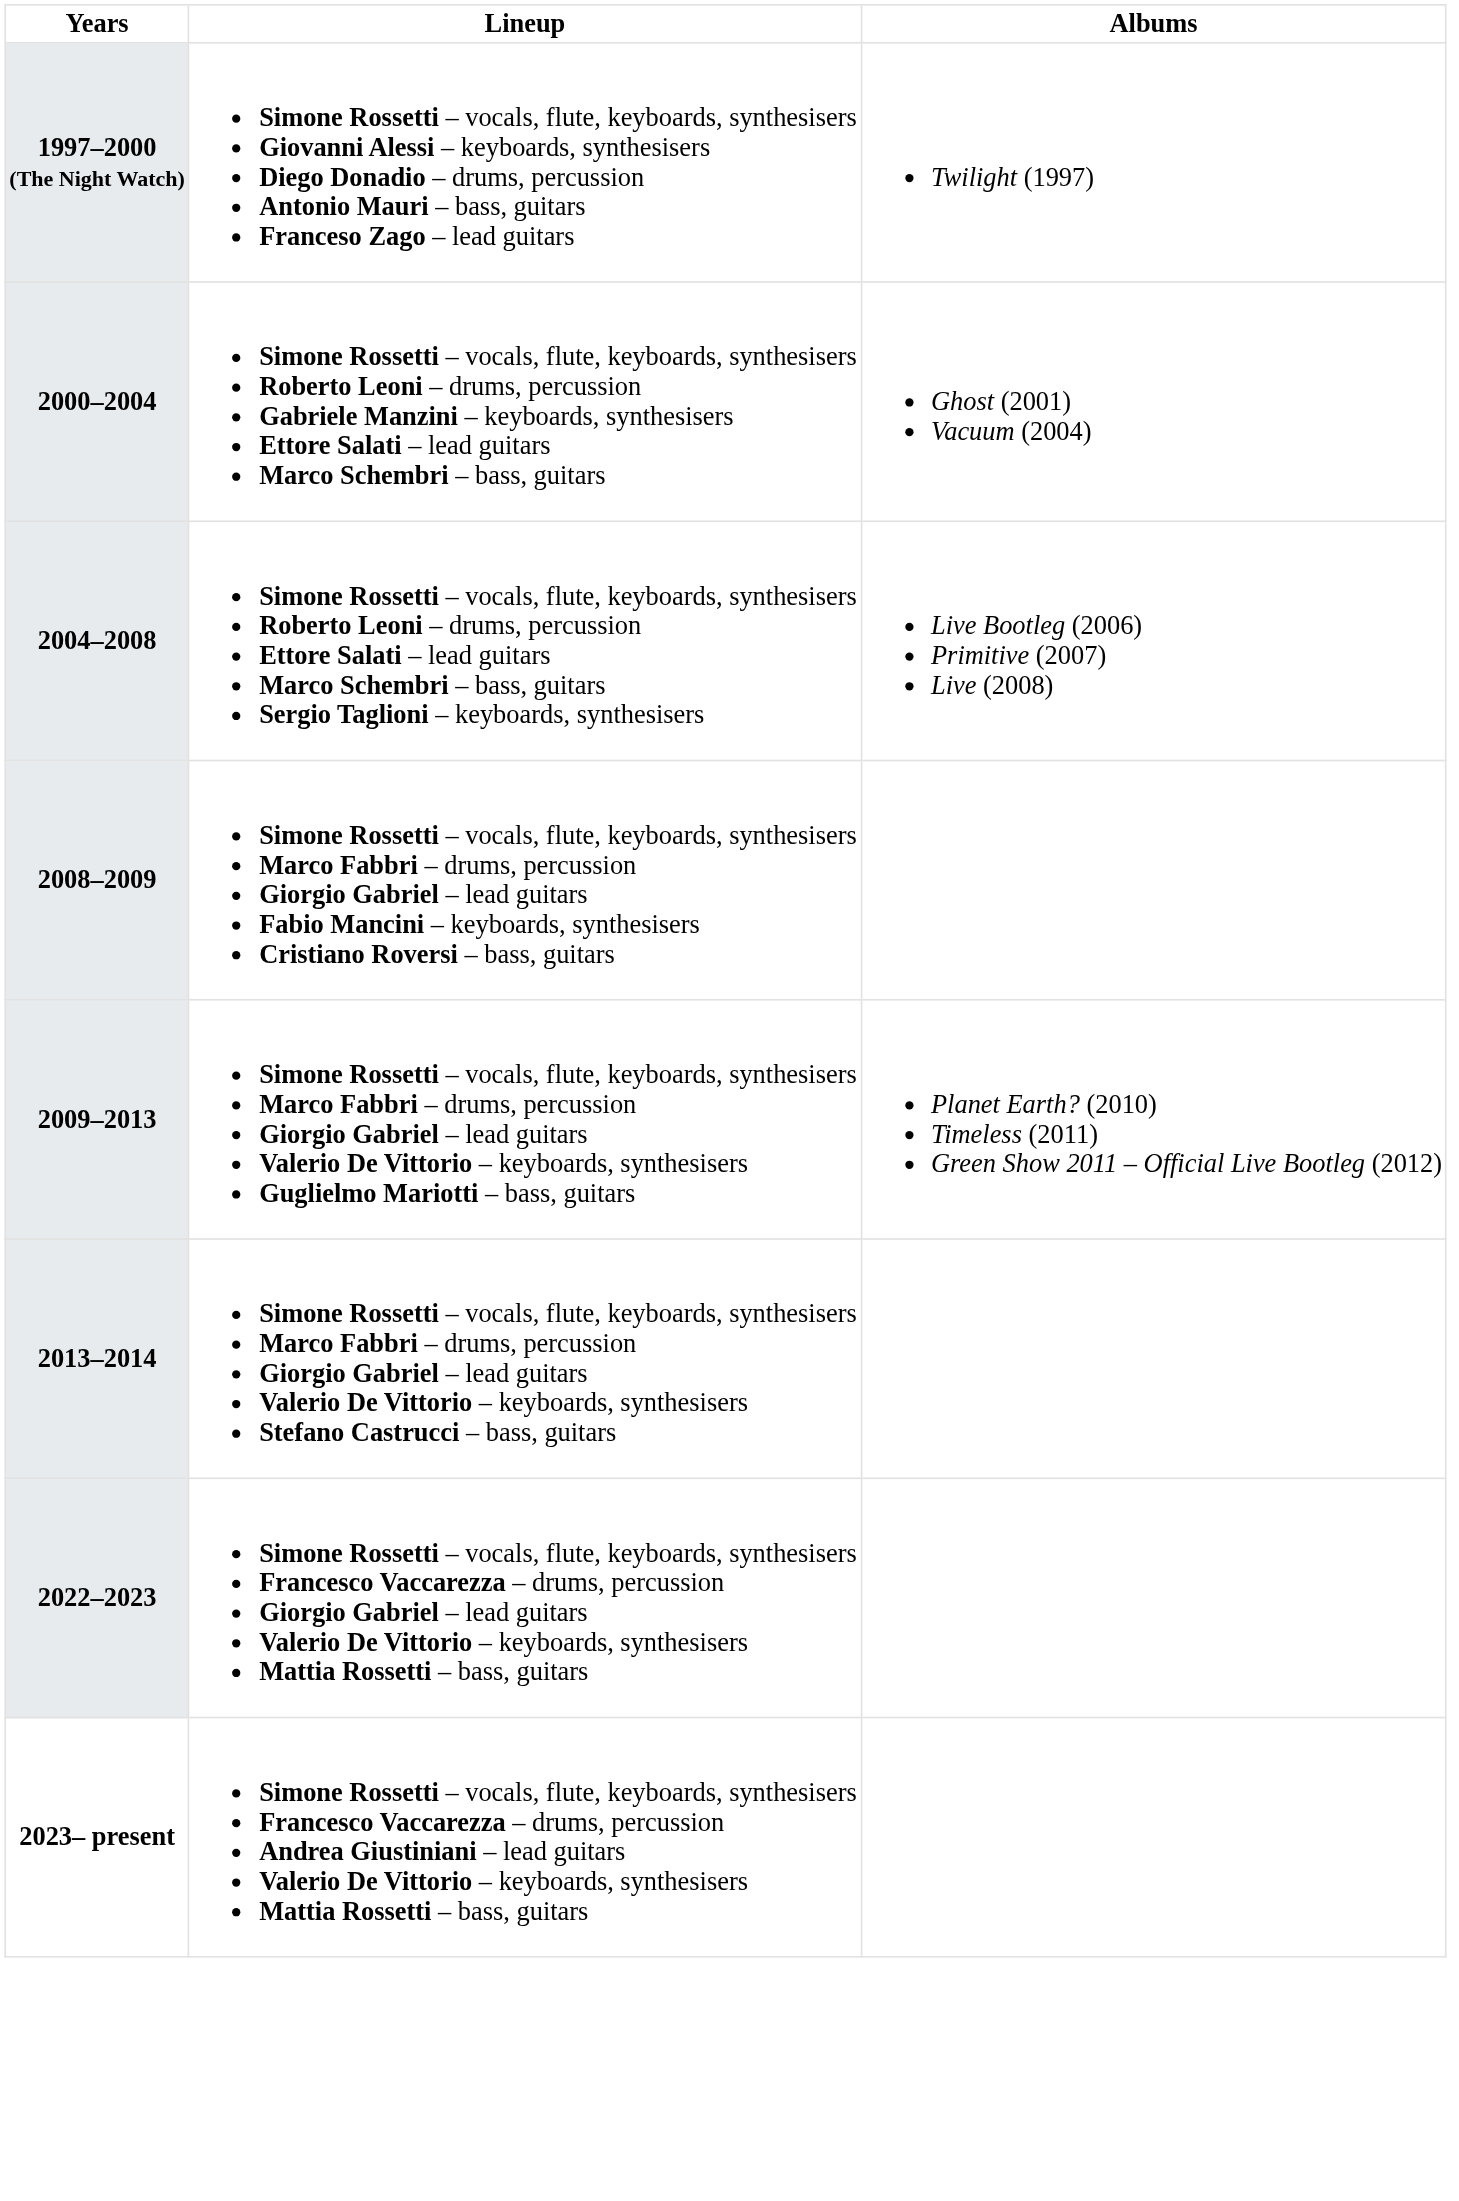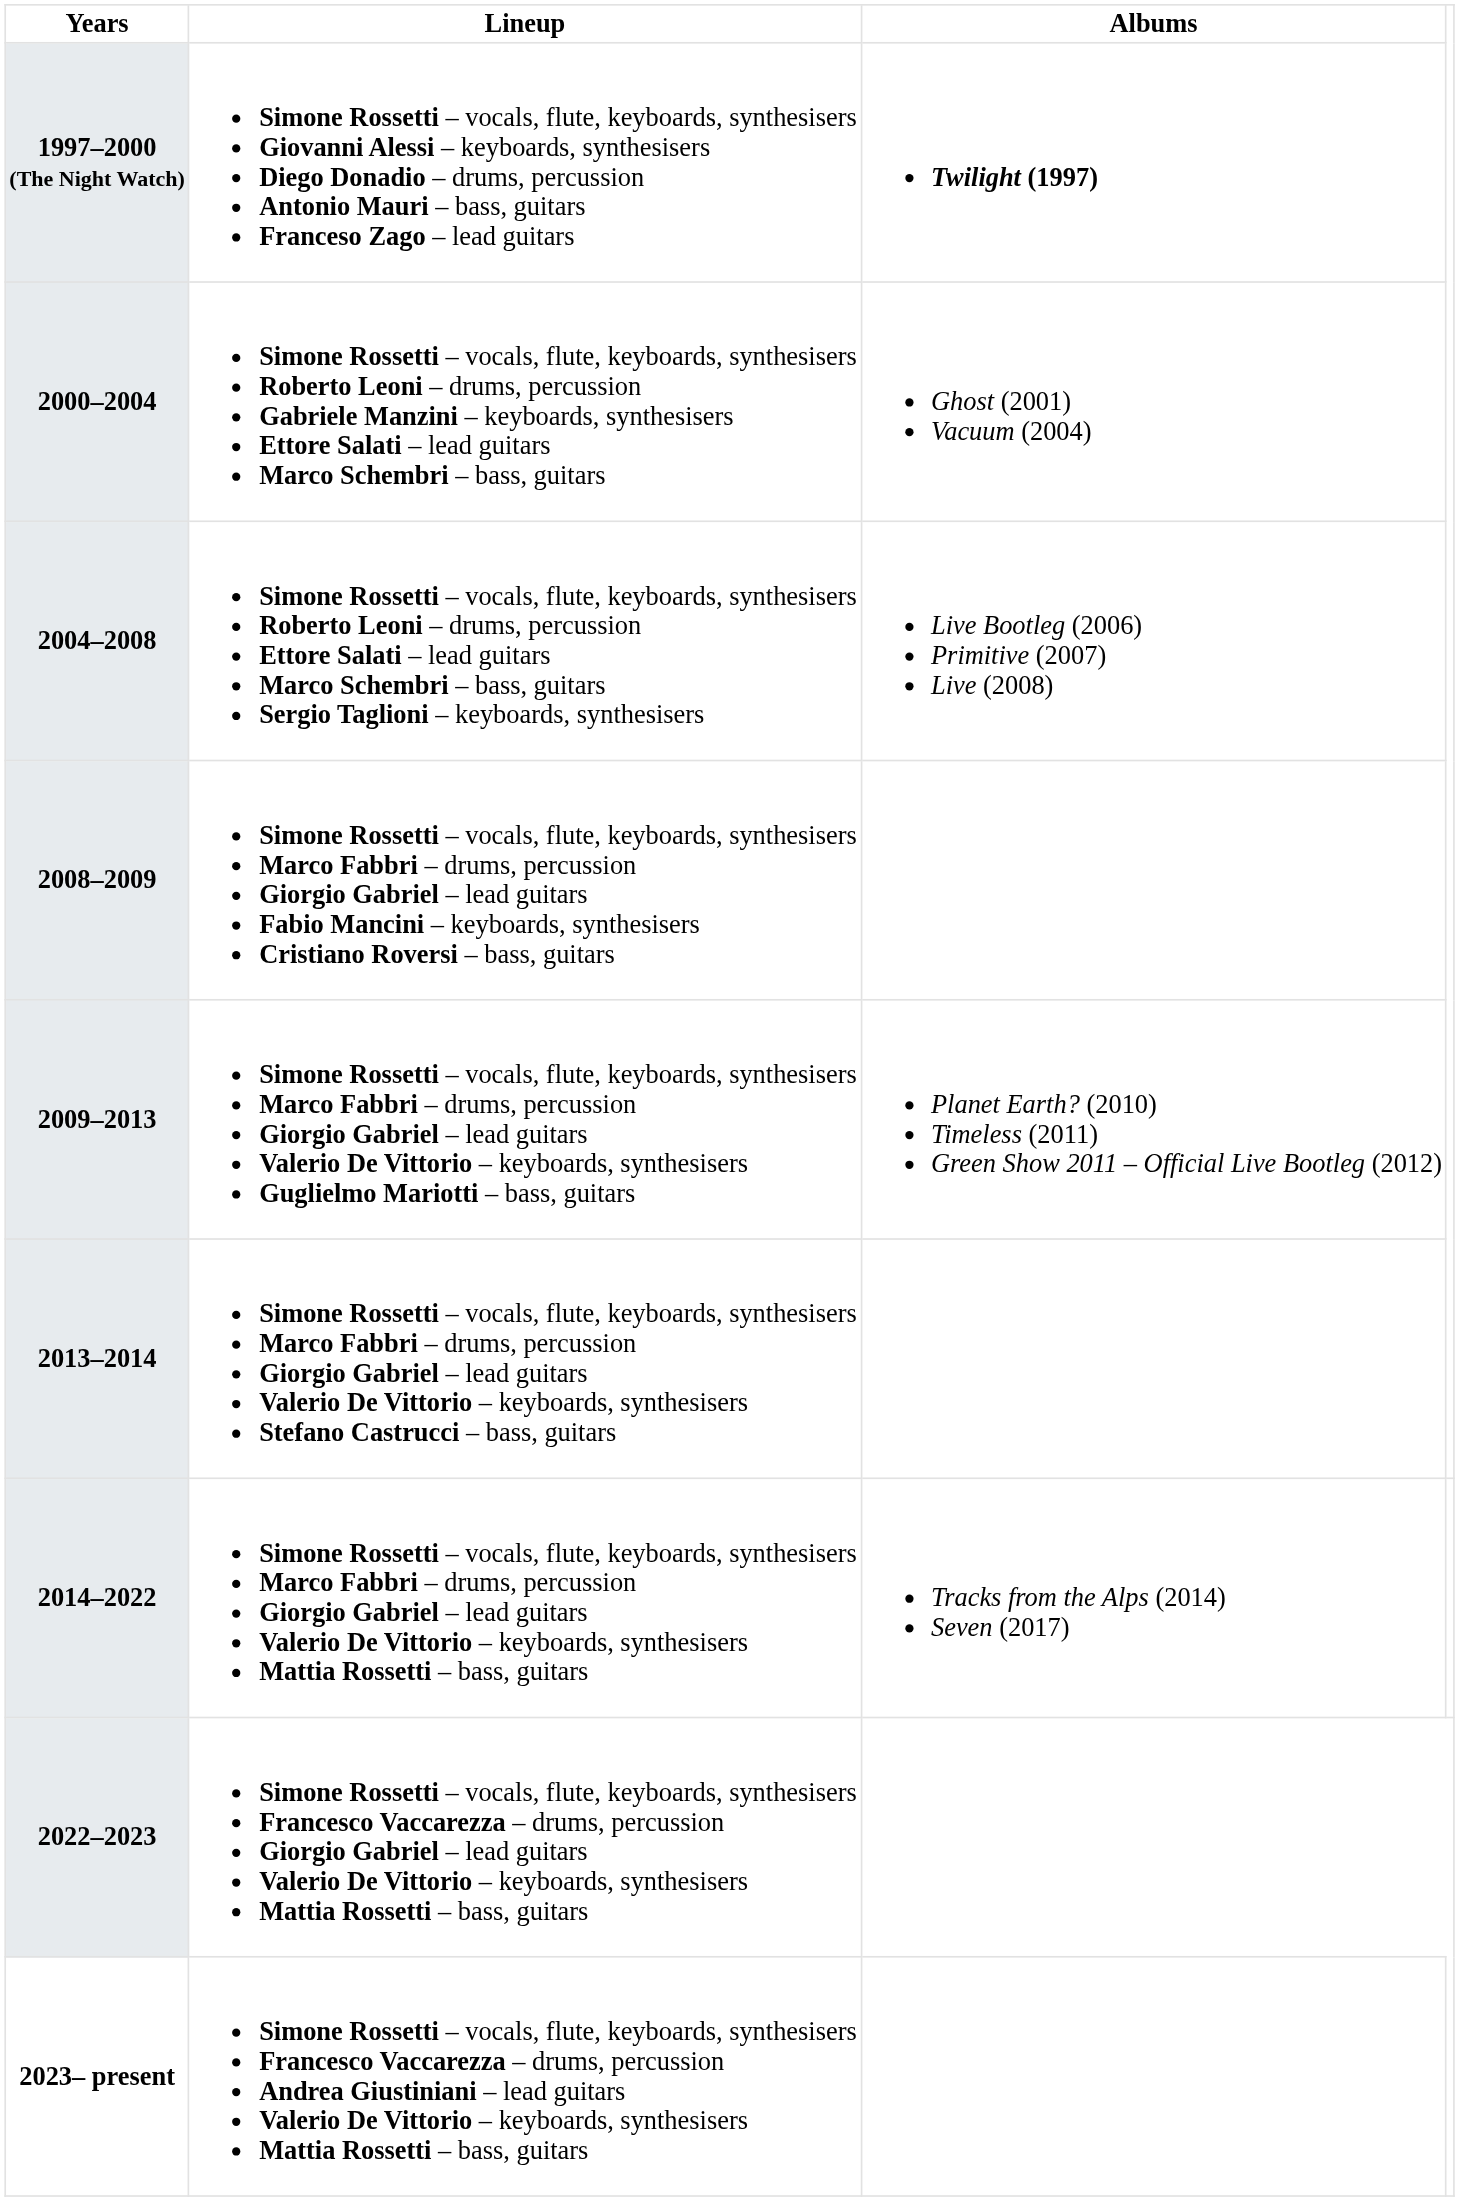(1154, 177) normal -> (1154, 177) bold
+ row: (97, 1597)
